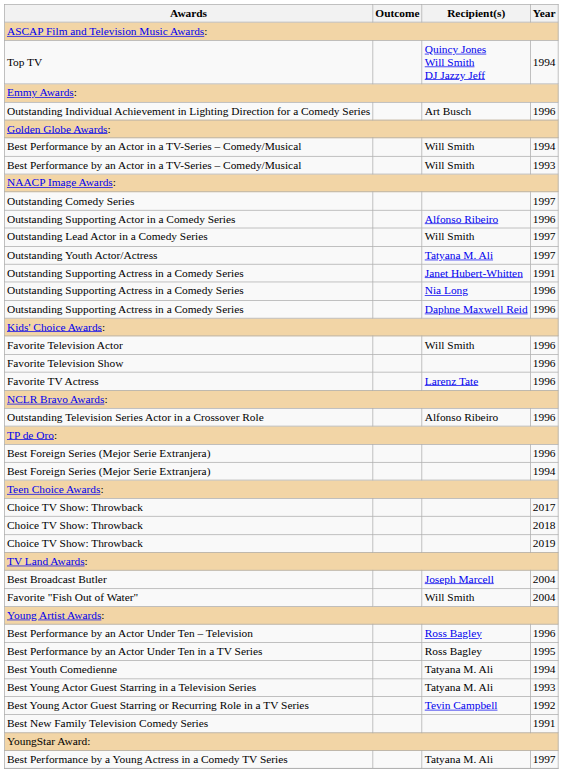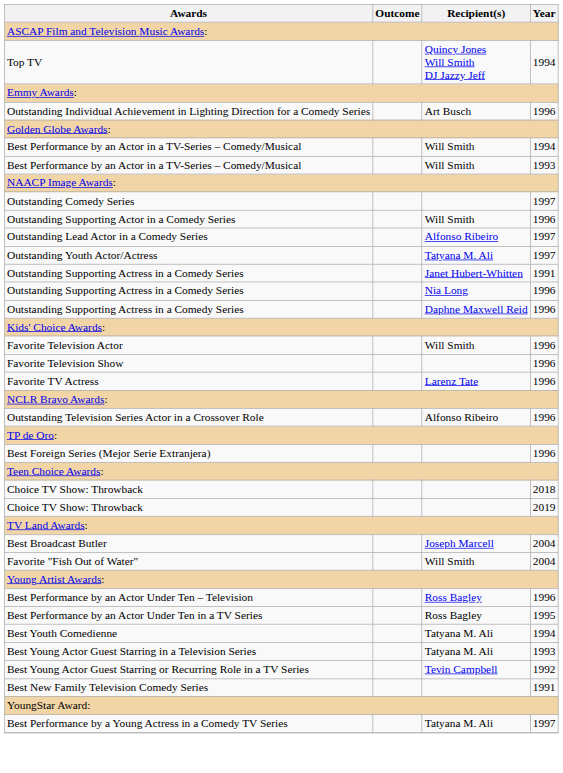(462, 219) Alfonso Ribeiro -> (450, 219) Will Smith
(450, 237) Will Smith -> (462, 237) Alfonso Ribeiro
- row: (109, 471)
- row: (75, 507)
